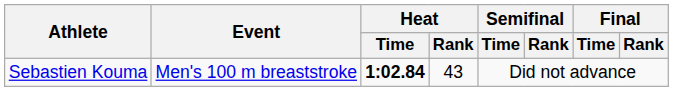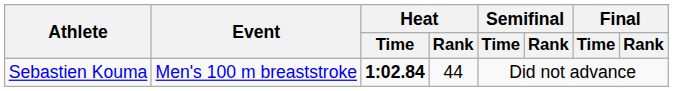(453, 73) 43 -> (453, 73) 44
